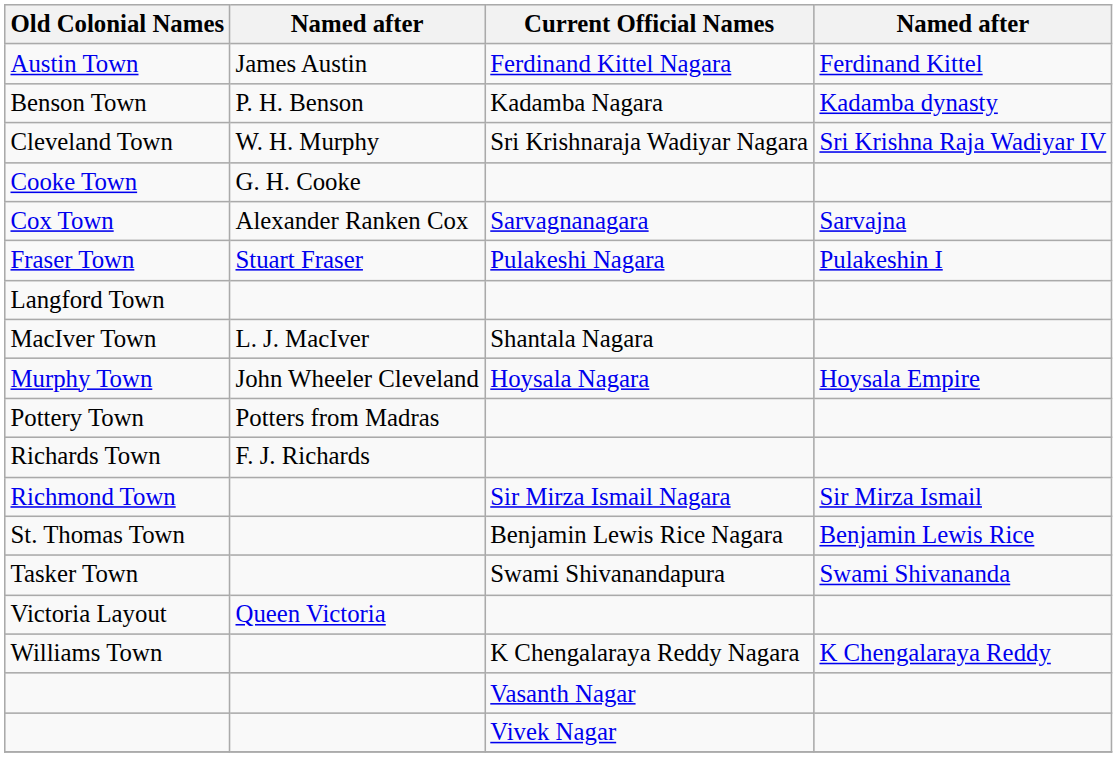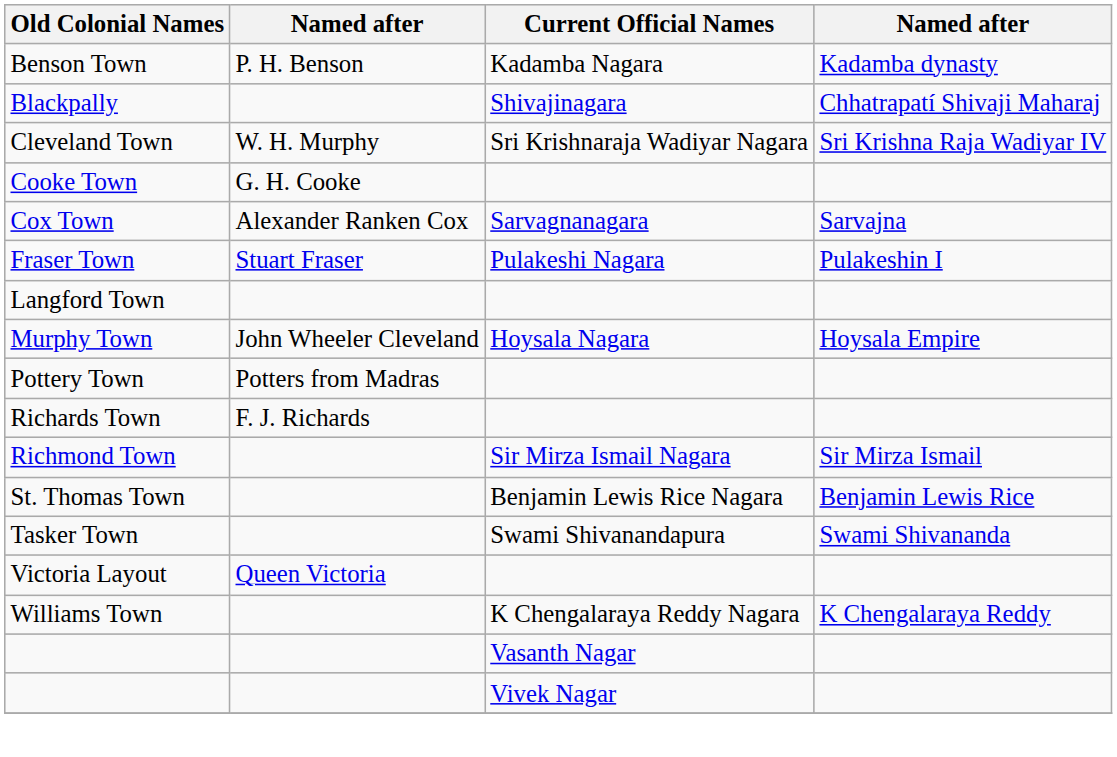- row: (75, 63)
+ row: (64, 102)
- row: (83, 338)
